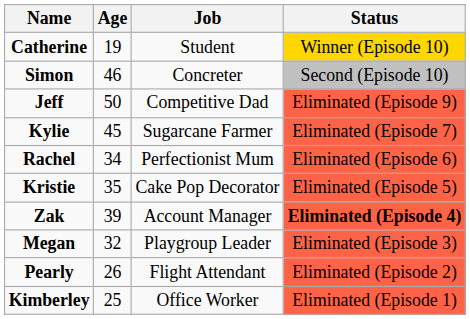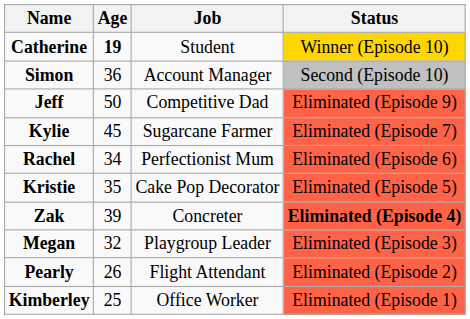(113, 46) normal -> (113, 46) bold
(113, 74) 46 -> (113, 74) 36
(208, 74) Concreter -> (207, 74) Account Manager
(207, 215) Account Manager -> (208, 215) Concreter
